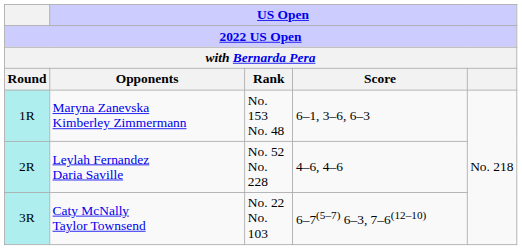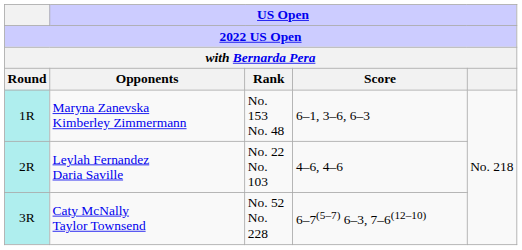(266, 167) No. 52 No. 228 -> (266, 167) No. 22 No. 103
(266, 218) No. 22 No. 103 -> (266, 218) No. 52 No. 228
